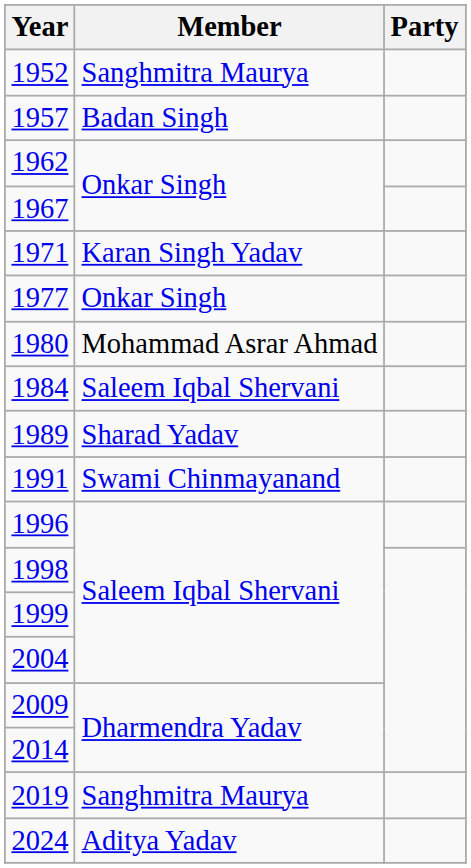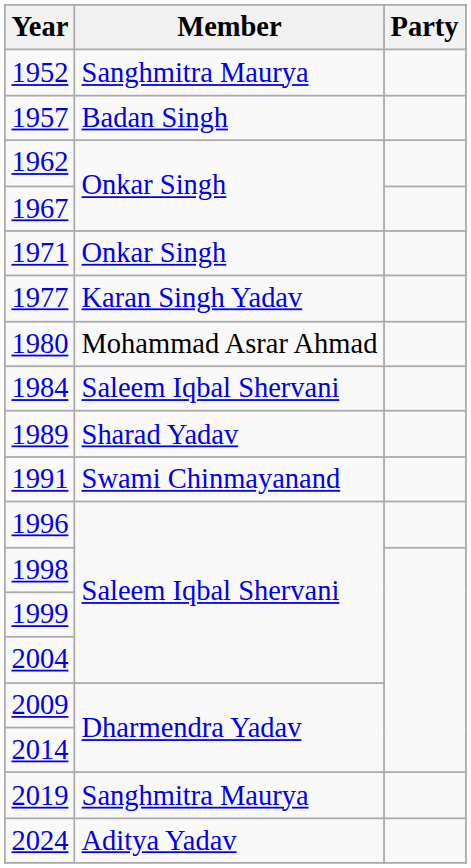(192, 252) Karan Singh Yadav -> (154, 252) Onkar Singh
(154, 298) Onkar Singh -> (192, 298) Karan Singh Yadav
